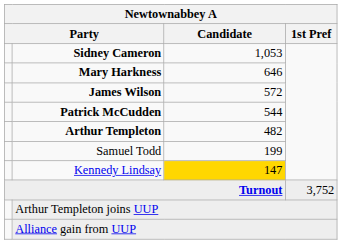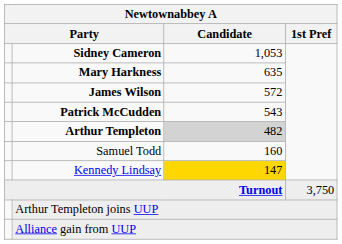(273, 72) 646 -> (273, 72) 635
(273, 111) 544 -> (273, 111) 543
(273, 131) no background -> (273, 131) lightgrey background
(273, 151) 199 -> (273, 151) 160
(320, 190) 3,752 -> (320, 190) 3,750
